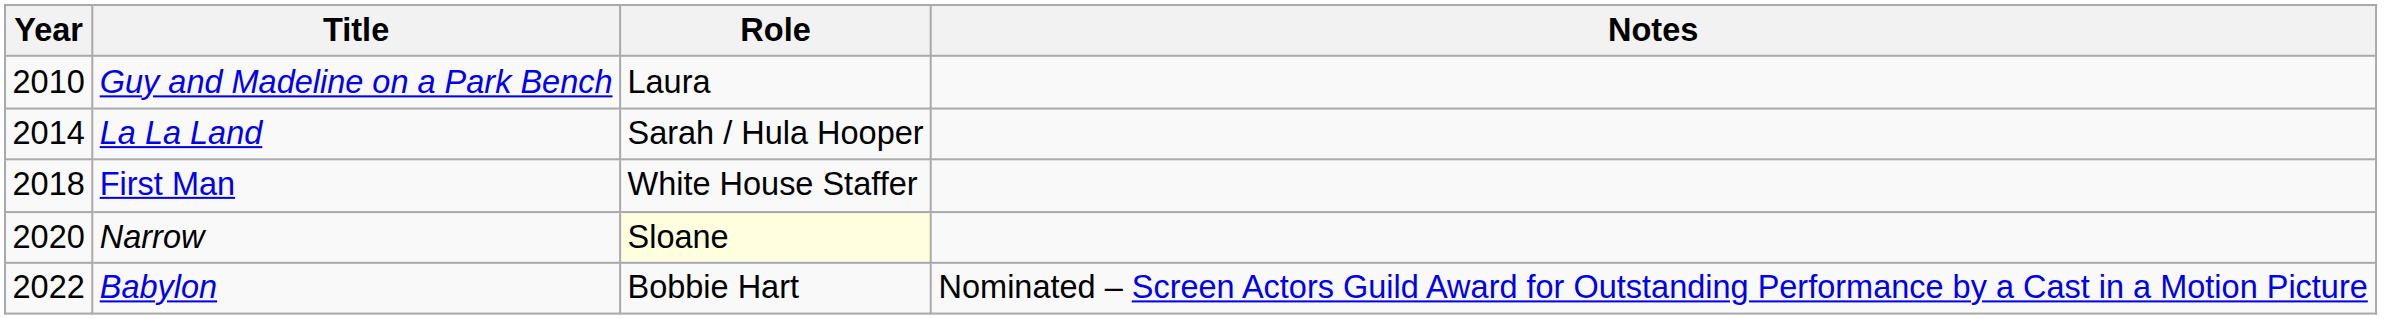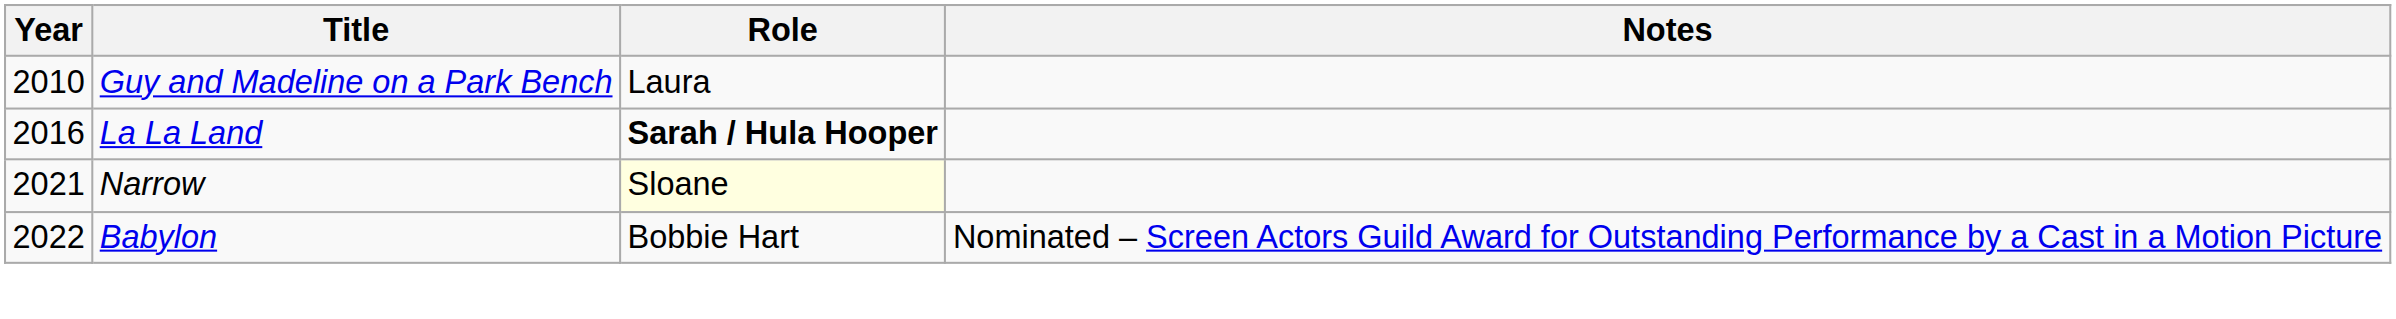(49, 133) 2014 -> (49, 133) 2016
(776, 133) normal -> (783, 133) bold
- row: (167, 184)
(49, 236) 2020 -> (49, 184) 2021
